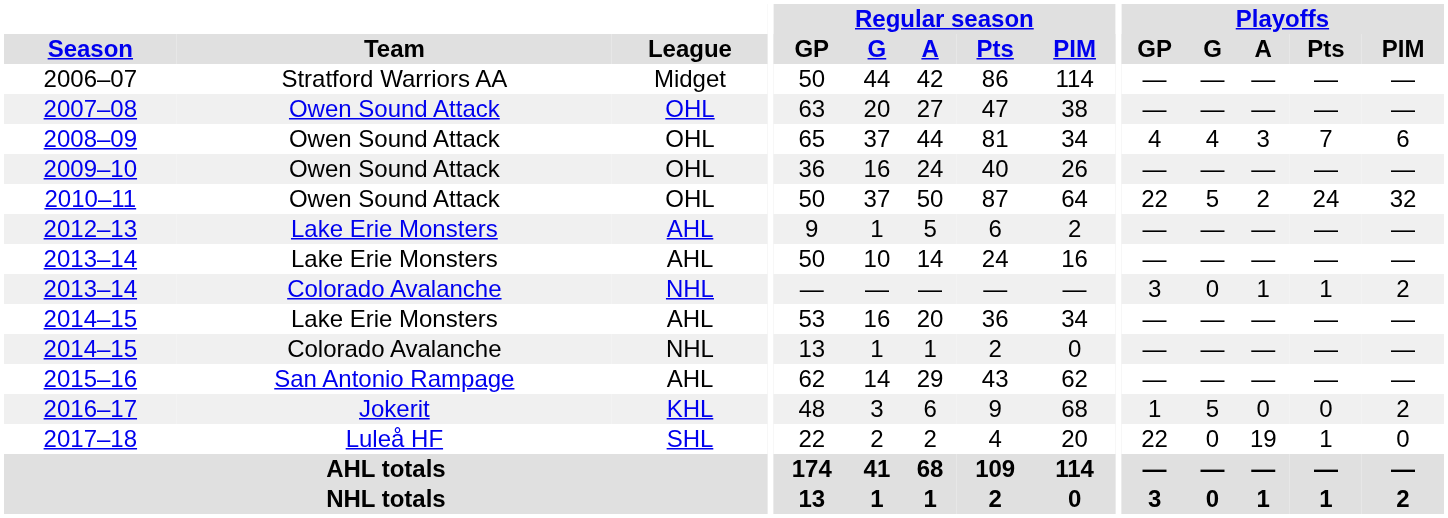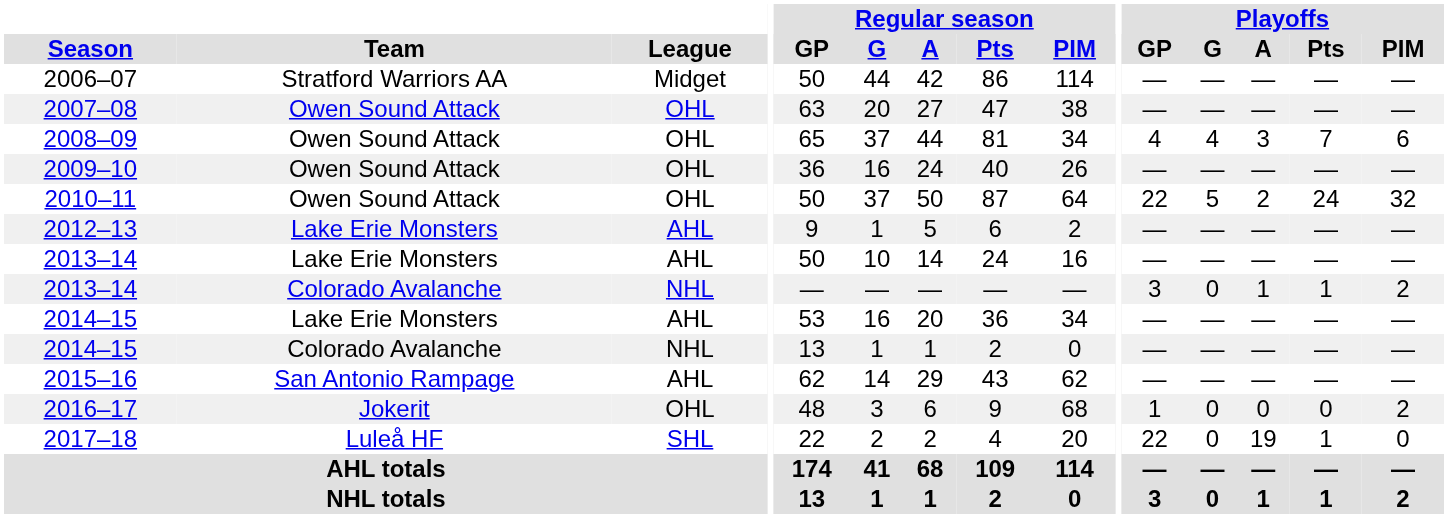(690, 408) KHL -> (690, 408) OHL
(1213, 408) 5 -> (1213, 408) 0
